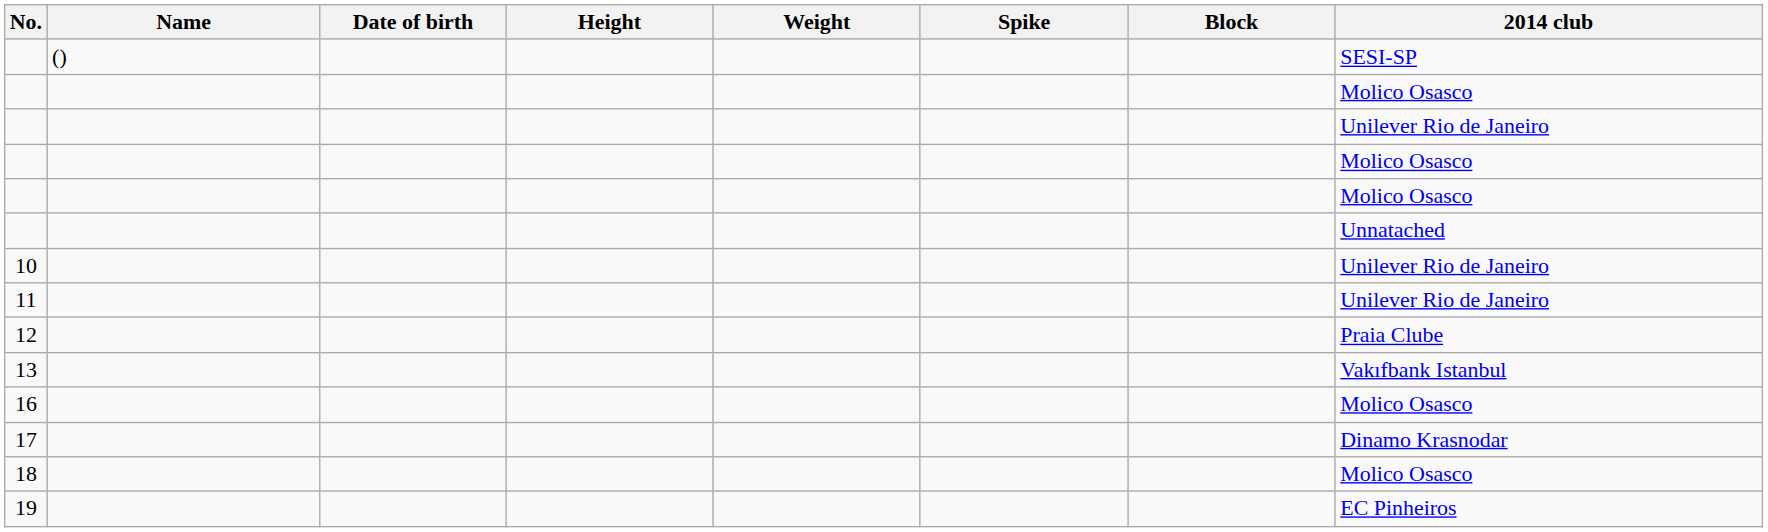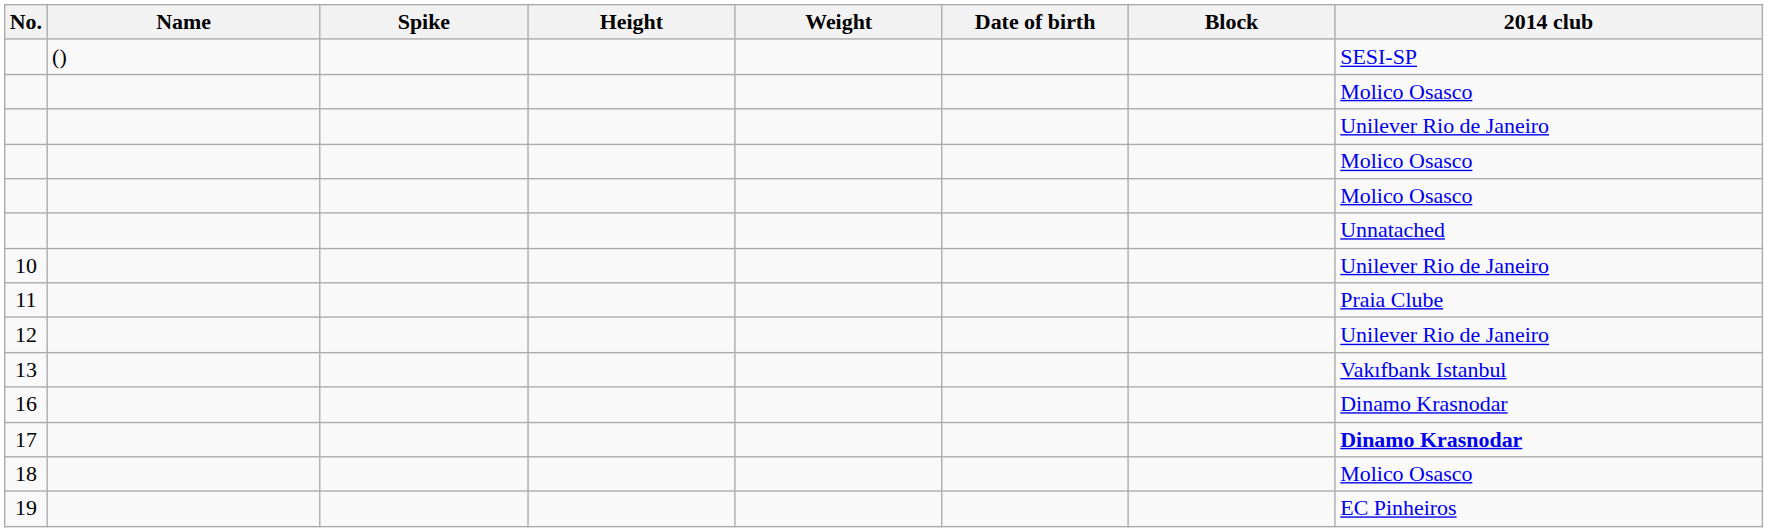columns swapped: (413, 21) <-> (1024, 21)
(1445, 299) Unilever Rio de Janeiro -> (1392, 299) Praia Clube
(1392, 334) Praia Clube -> (1445, 334) Unilever Rio de Janeiro
(1406, 404) Molico Osasco -> (1424, 404) Dinamo Krasnodar
(1424, 439) normal -> (1431, 439) bold
